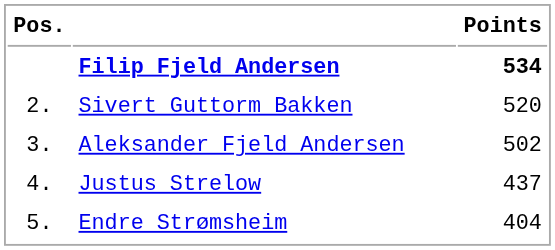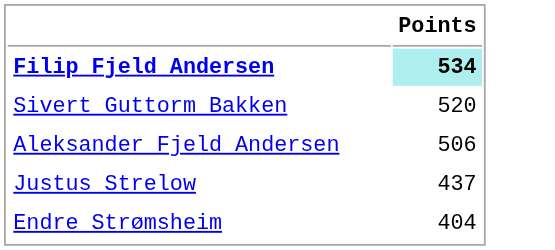- column: (39, 26)
(522, 67) no background -> (457, 67) paleturquoise background
(522, 145) 502 -> (457, 145) 506
